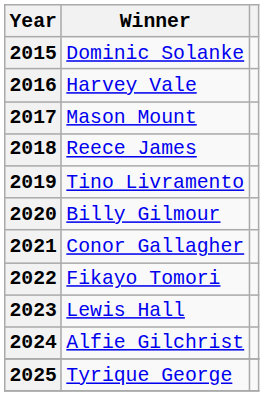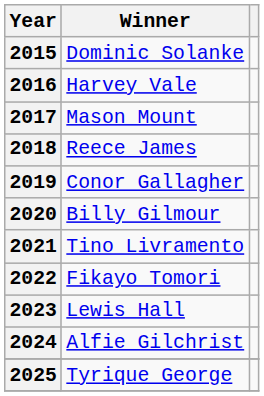(155, 182) Tino Livramento -> (155, 182) Conor Gallagher
(155, 246) Conor Gallagher -> (155, 246) Tino Livramento
